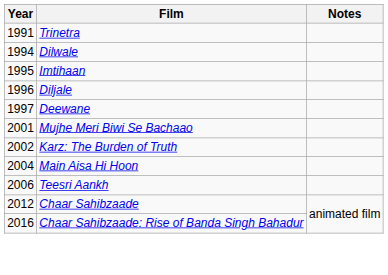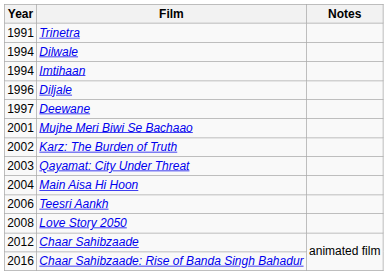(20, 71) 1995 -> (20, 71) 1994
+ row: (114, 166)
+ row: (83, 223)
